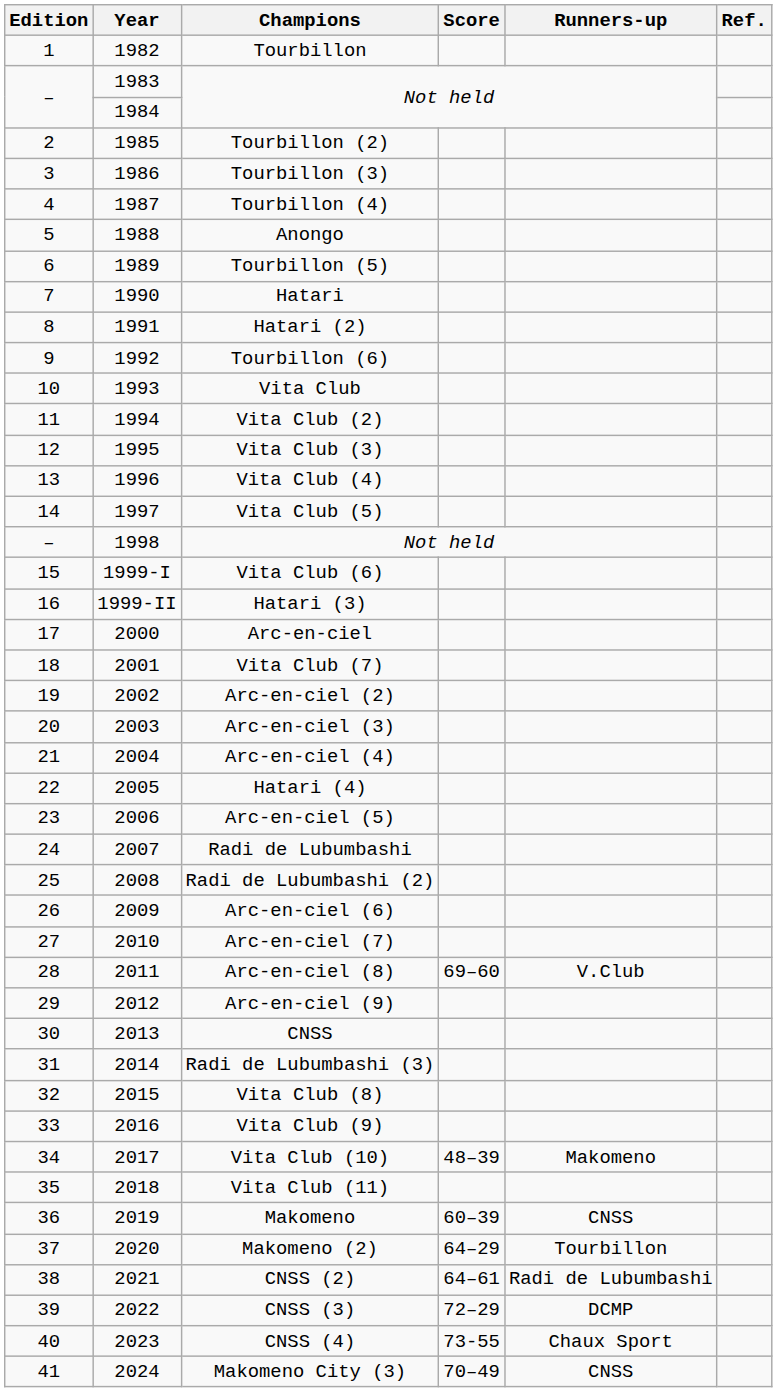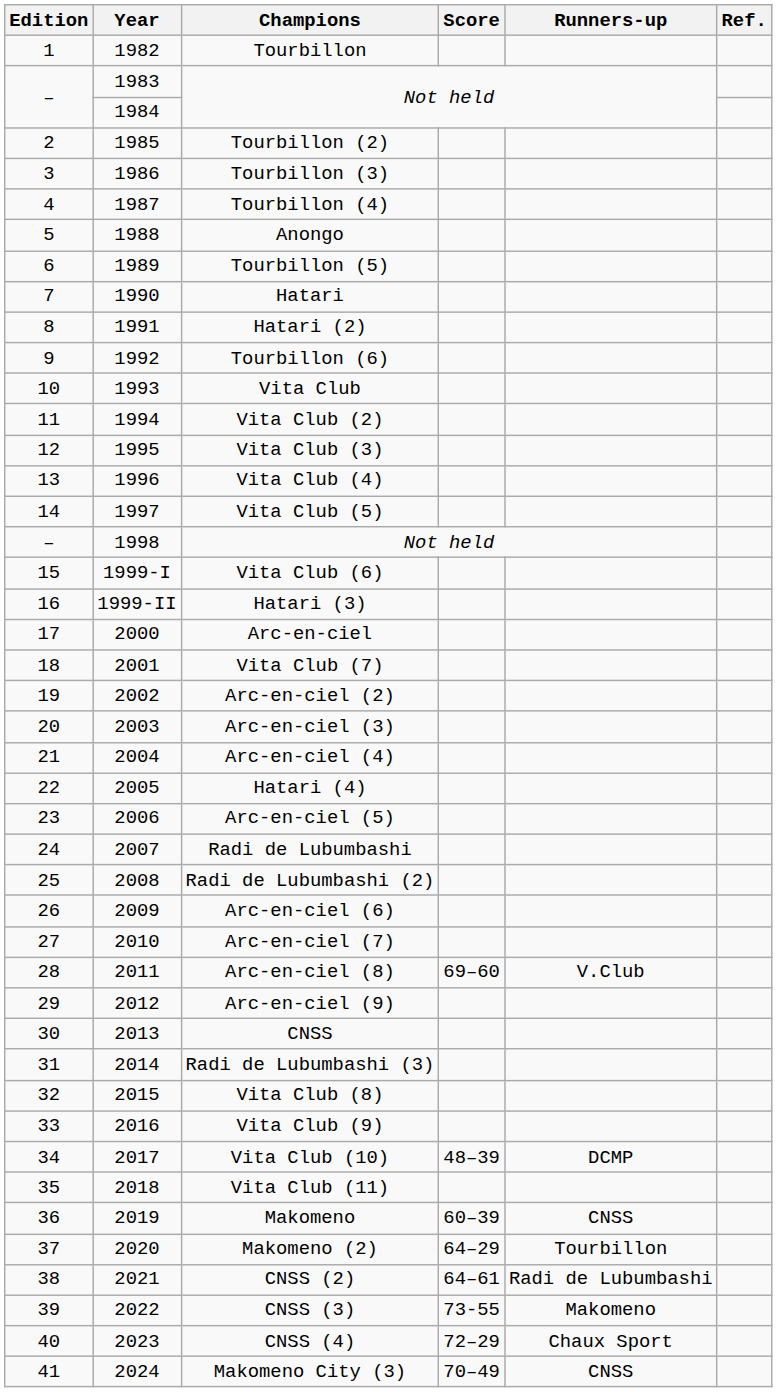(611, 1157) Makomeno -> (611, 1157) DCMP
(472, 1310) 72–29 -> (472, 1310) 73-55
(611, 1310) DCMP -> (611, 1310) Makomeno
(472, 1341) 73-55 -> (472, 1341) 72–29
